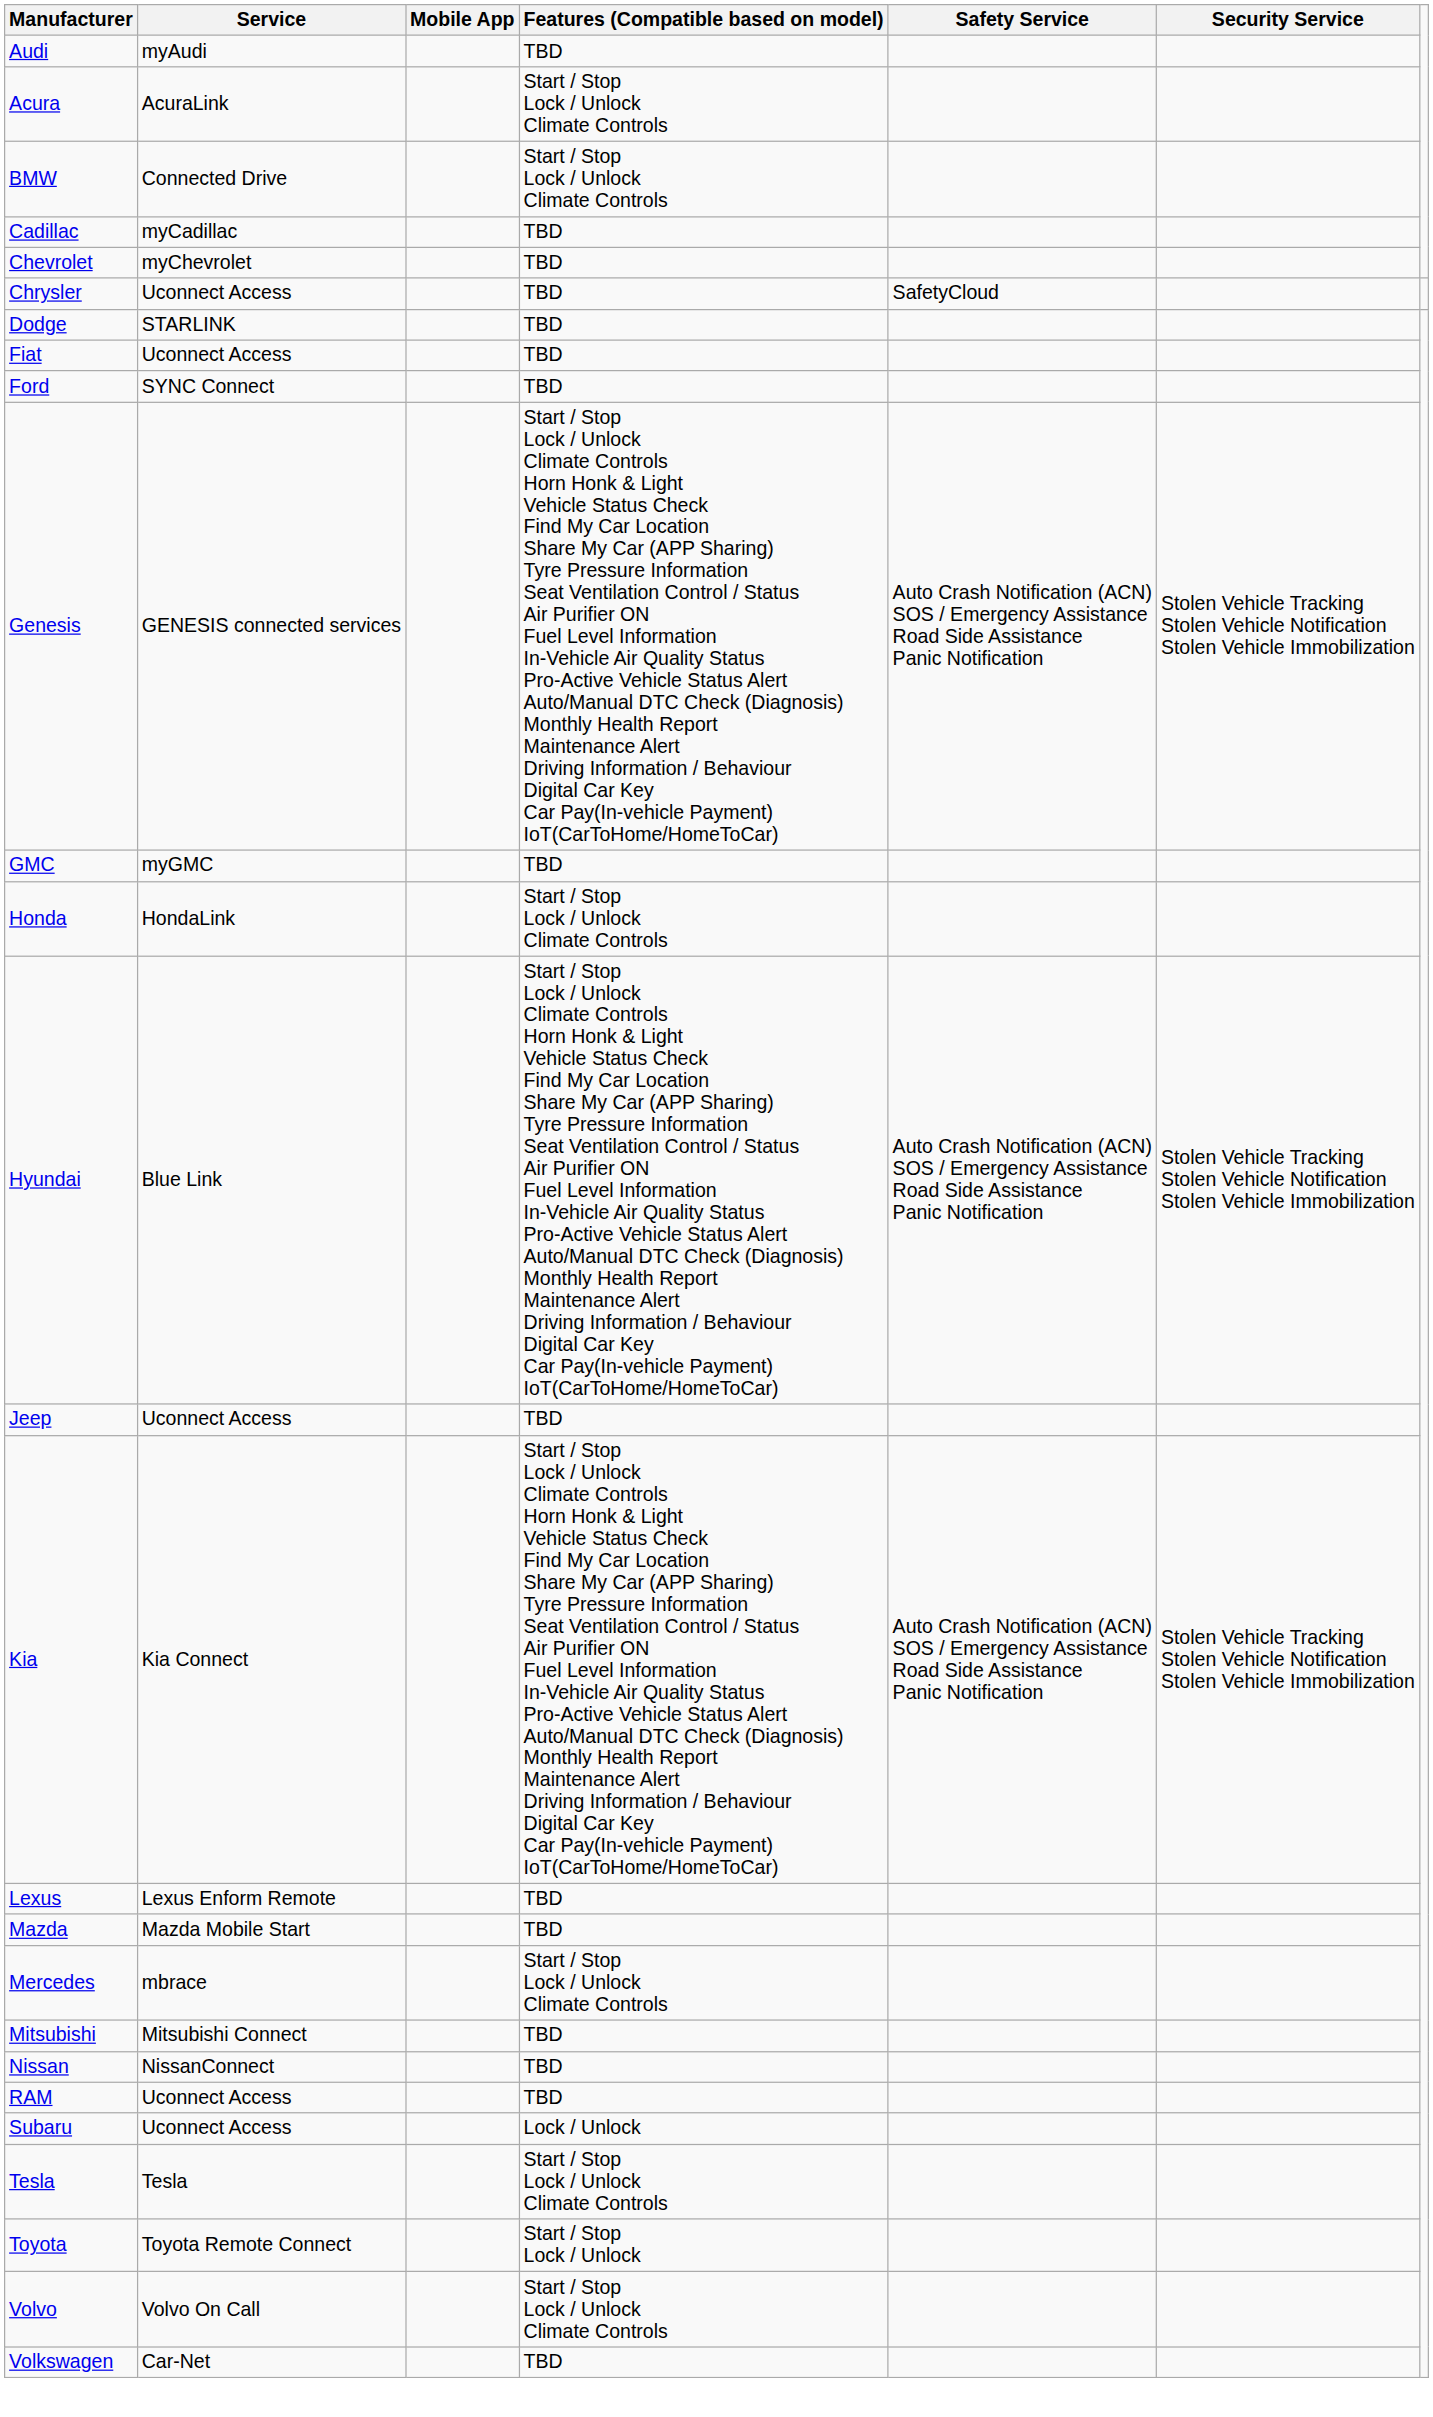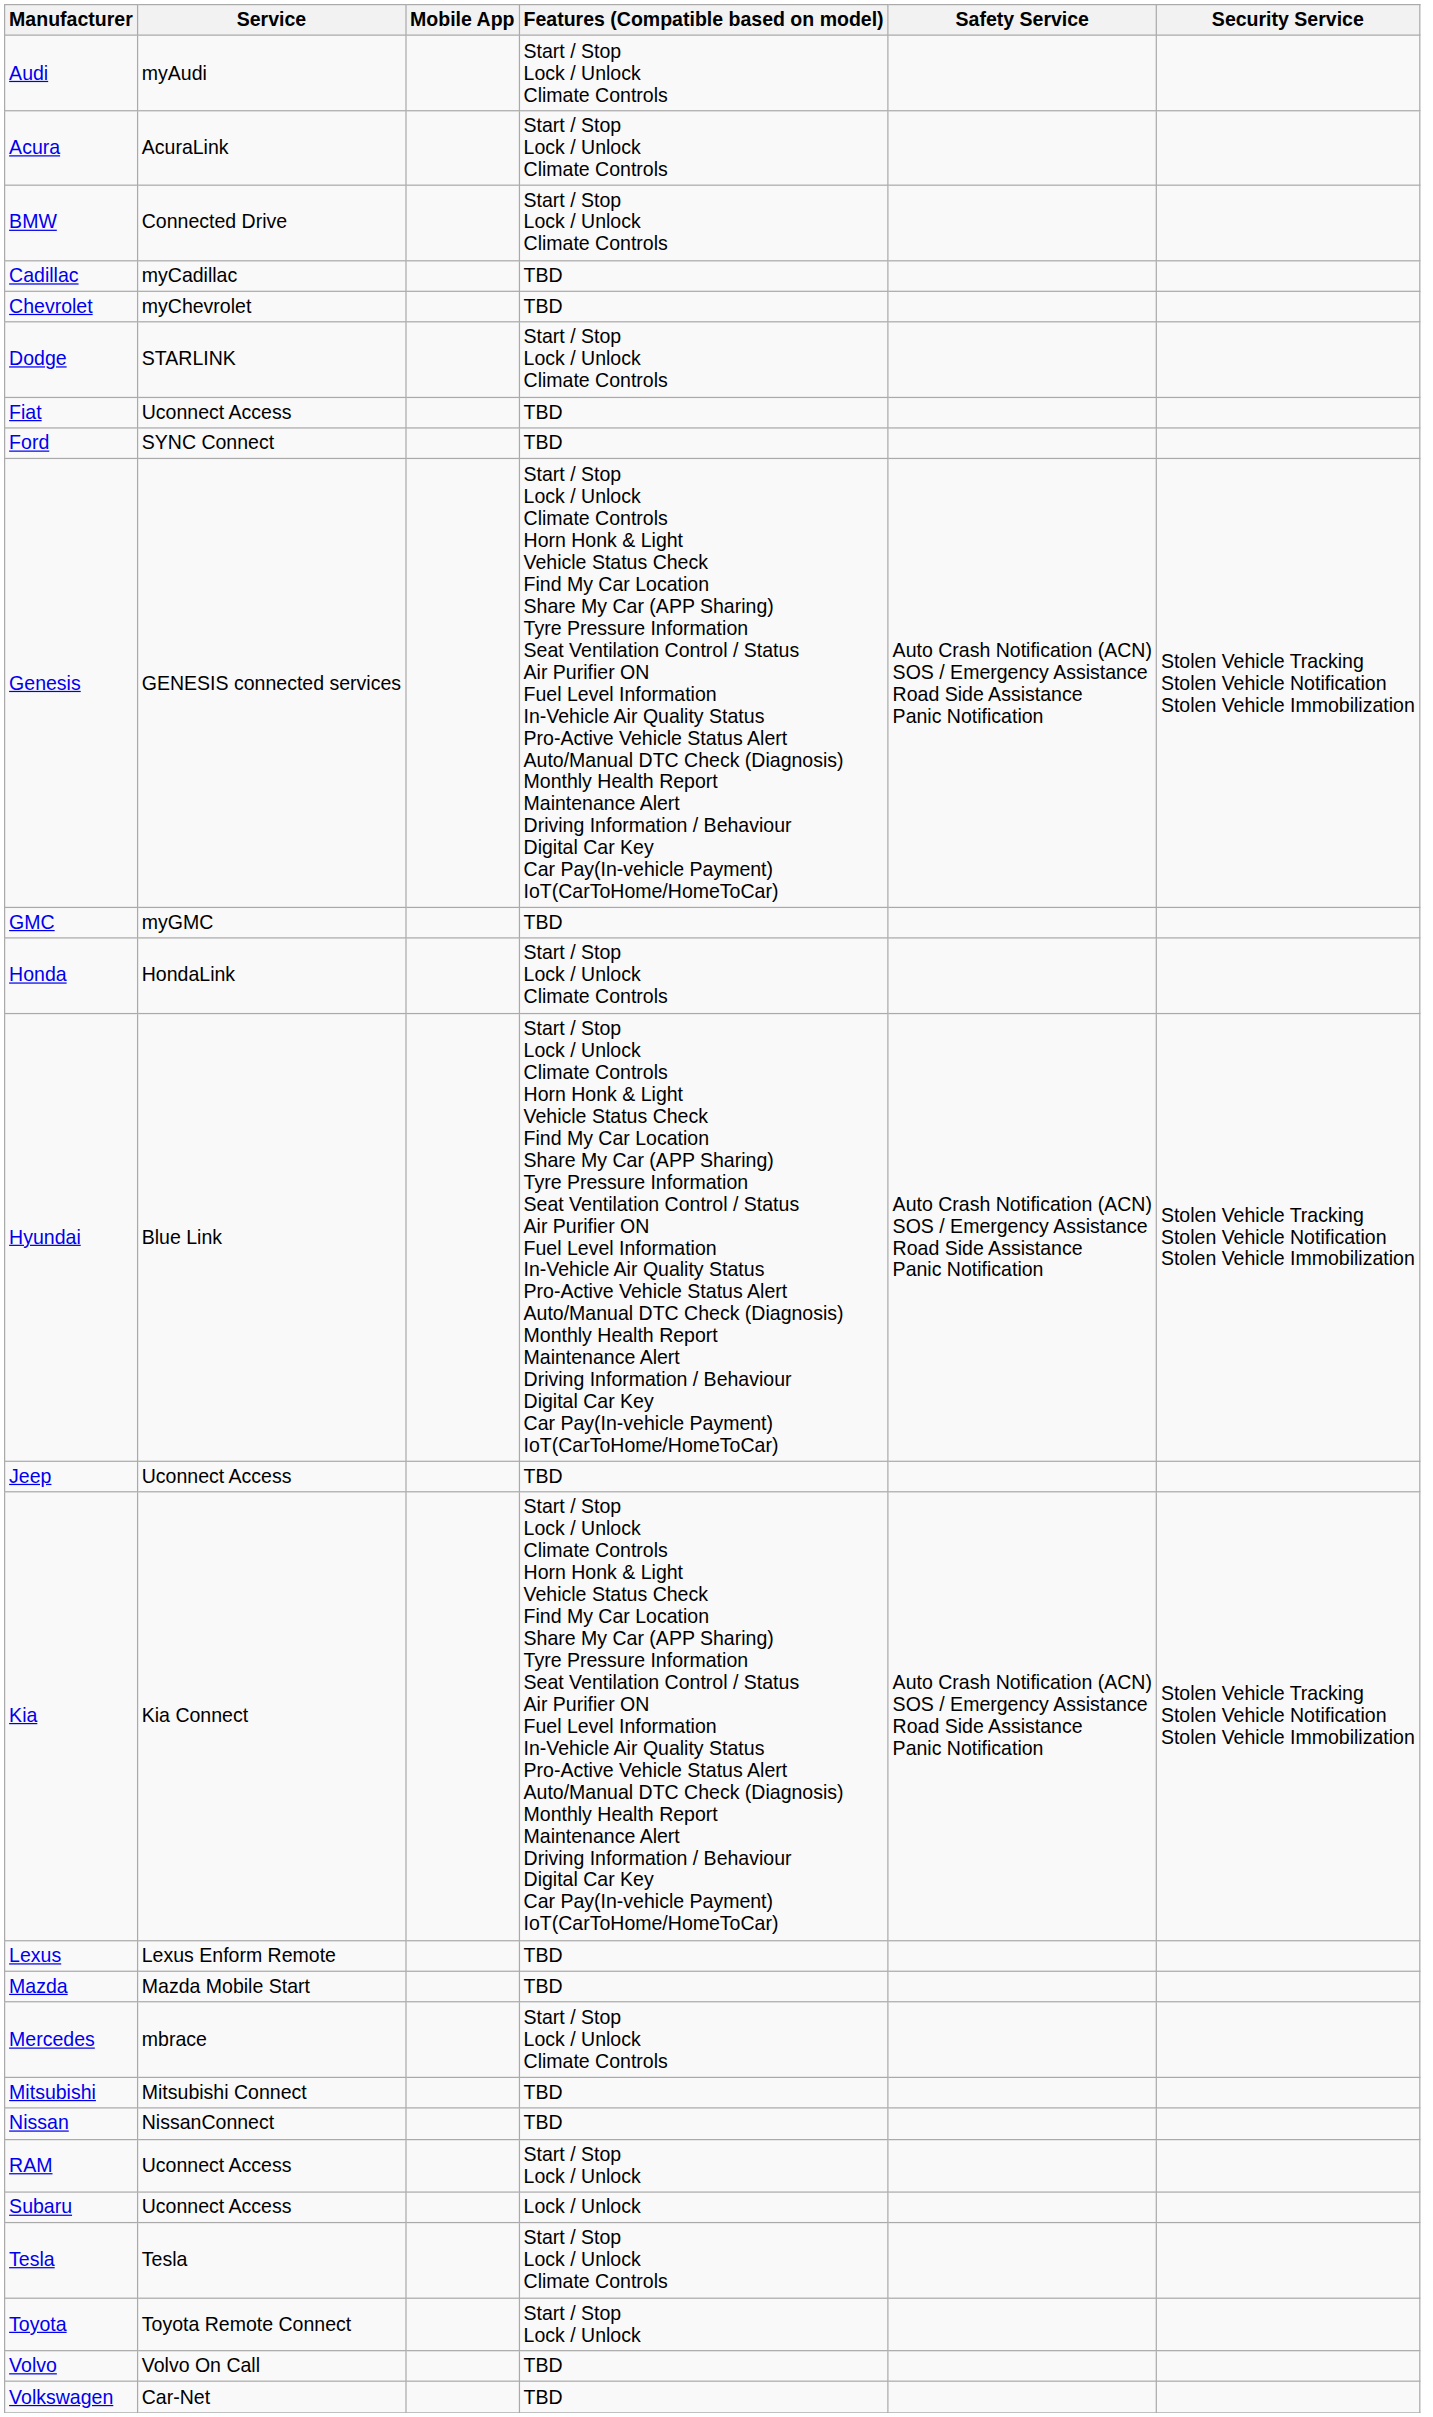(543, 50) TBD -> (596, 72) Start / Stop Lock / Unlock Climate Controls
- row: (45, 293)
(543, 324) TBD -> (596, 359) Start / Stop Lock / Unlock Climate Controls
(543, 2097) TBD -> (582, 2165) Start / Stop Lock / Unlock
(596, 2309) Start / Stop Lock / Unlock Climate Controls -> (543, 2366) TBD
